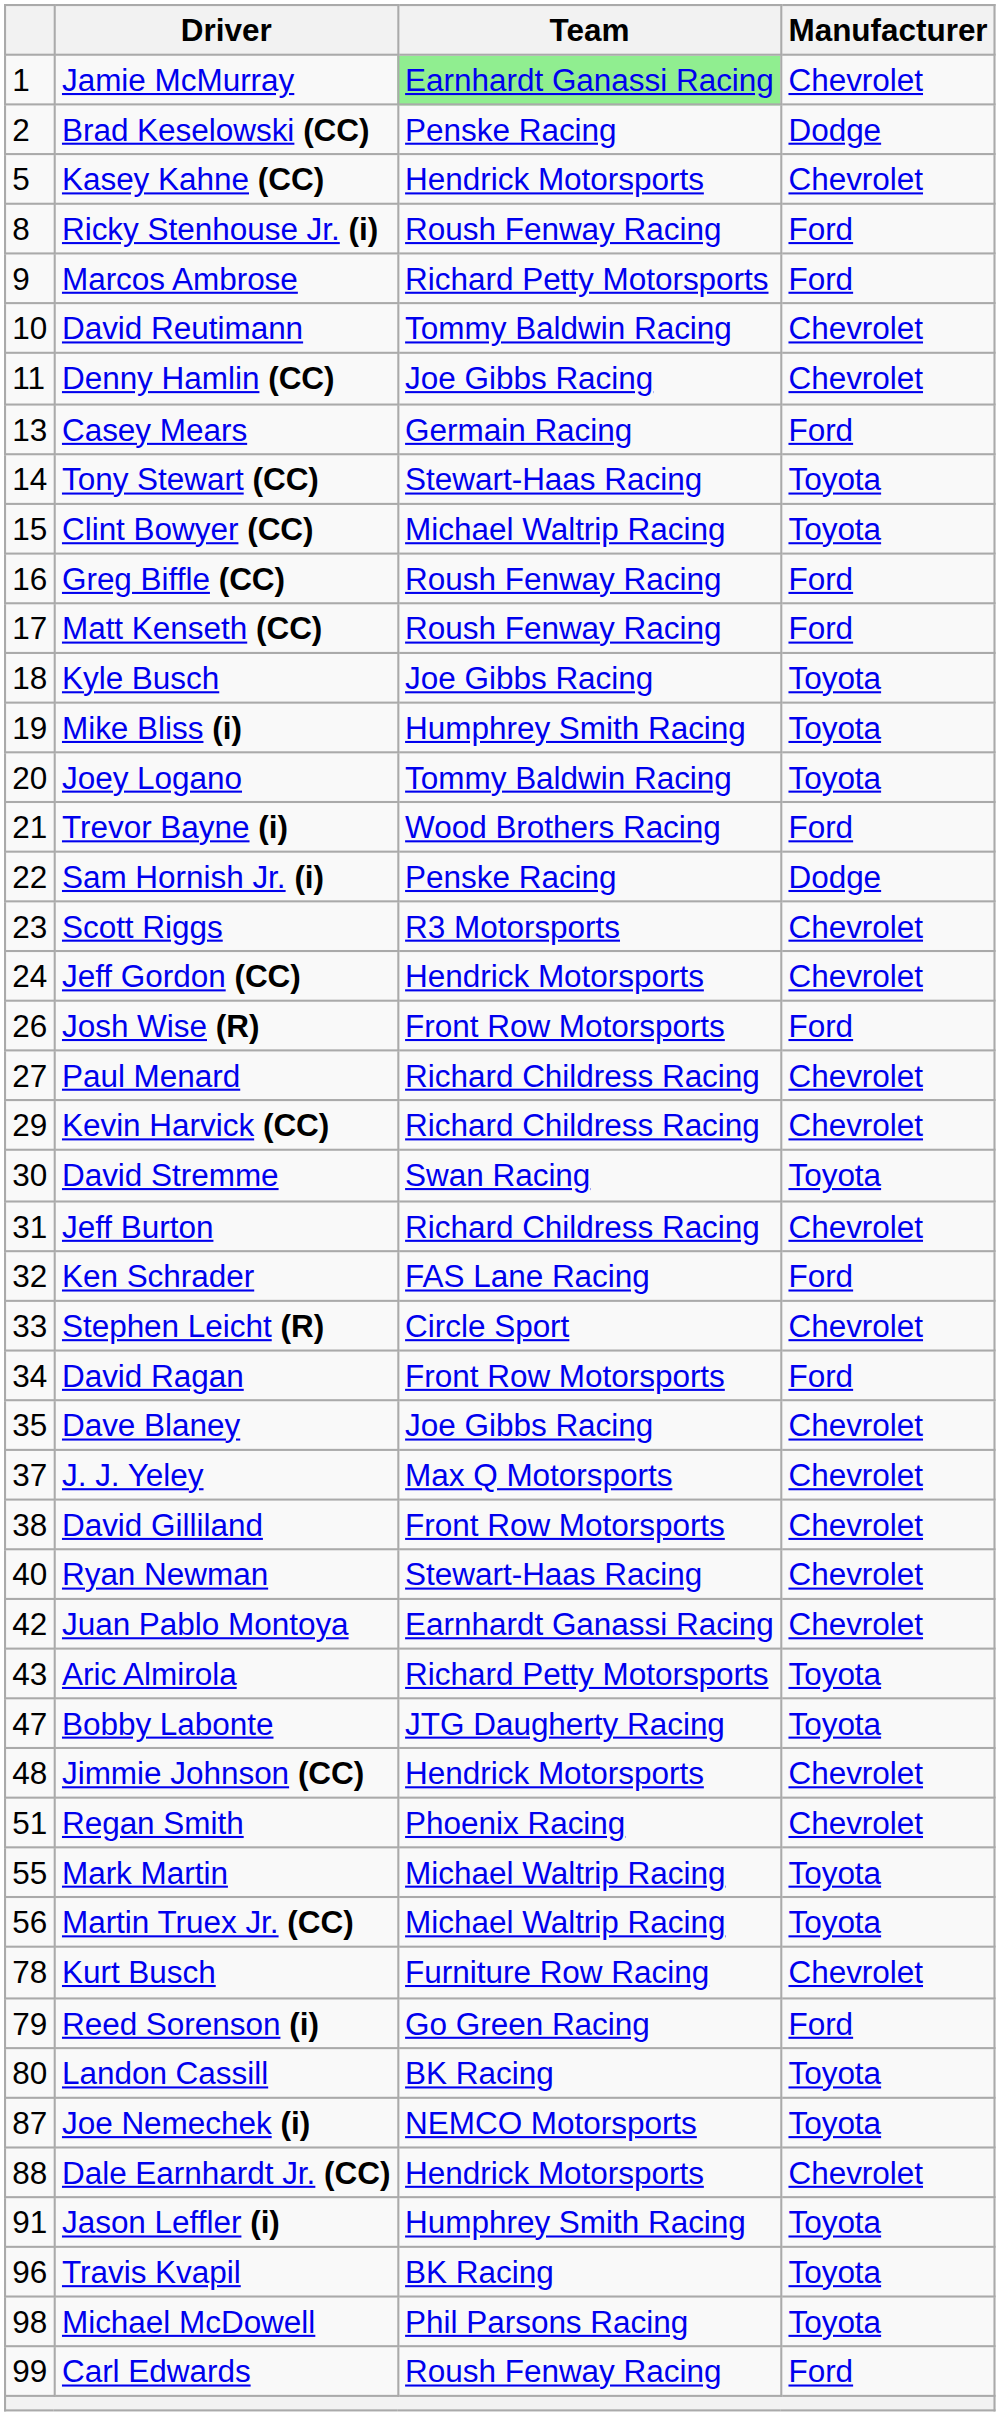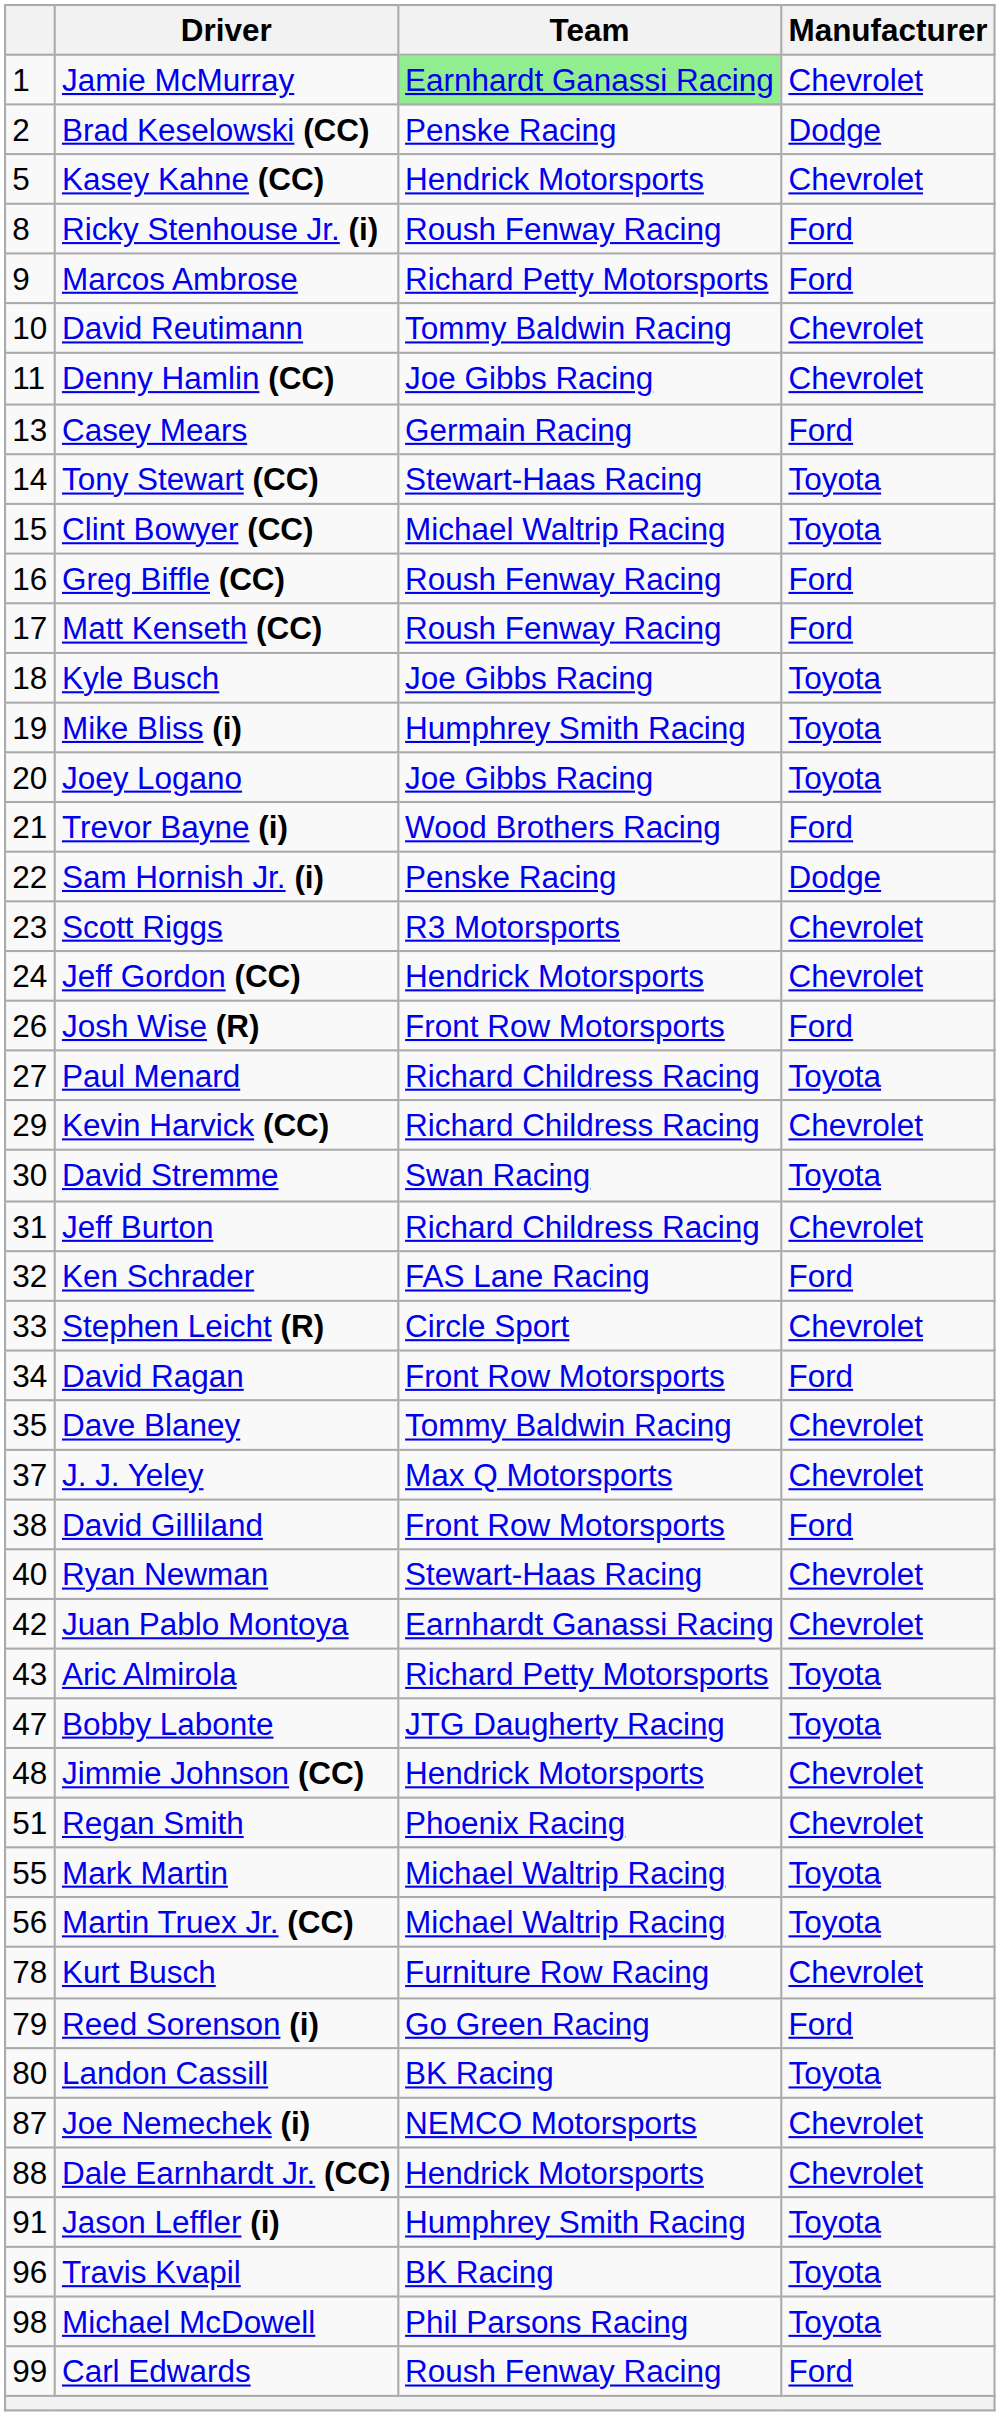(568, 777) Tommy Baldwin Racing -> (529, 777) Joe Gibbs Racing
(856, 1076) Chevrolet -> (835, 1076) Toyota
(529, 1425) Joe Gibbs Racing -> (568, 1425) Tommy Baldwin Racing
(856, 1524) Chevrolet -> (821, 1524) Ford
(835, 2122) Toyota -> (856, 2122) Chevrolet
